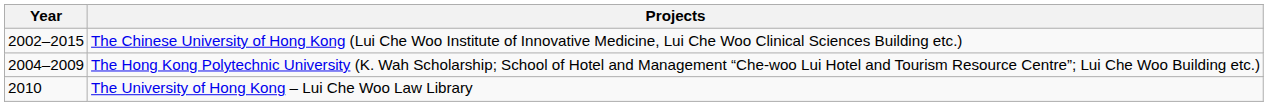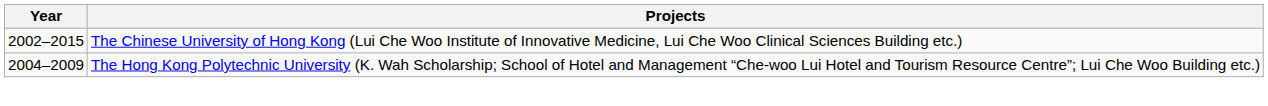- row: (282, 88)
